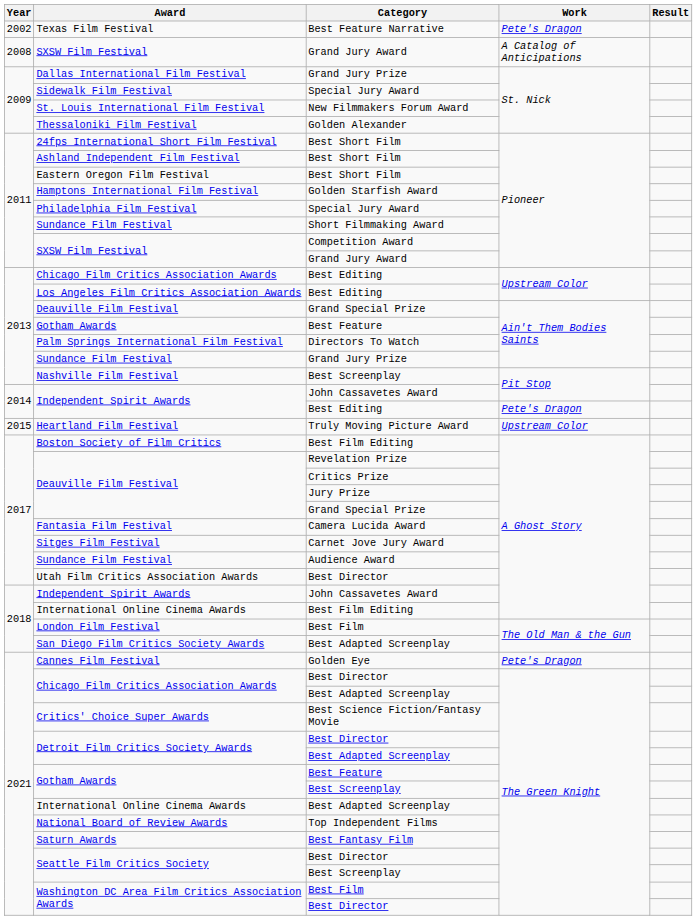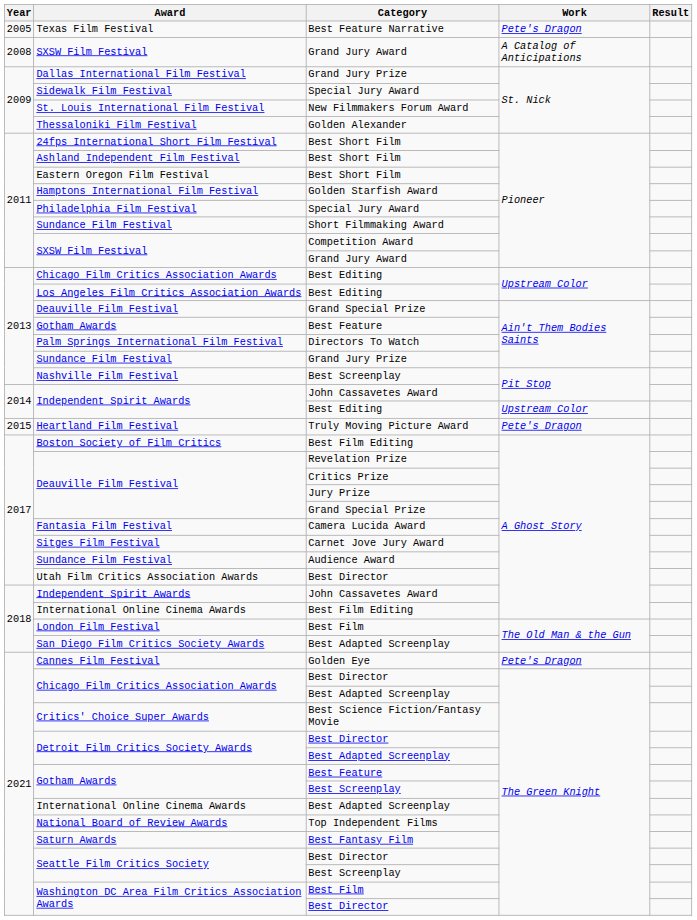(19, 30) 2002 -> (19, 30) 2005
(542, 410) Pete's Dragon -> (545, 410) Upstream Color
(545, 426) Upstream Color -> (542, 426) Pete's Dragon
